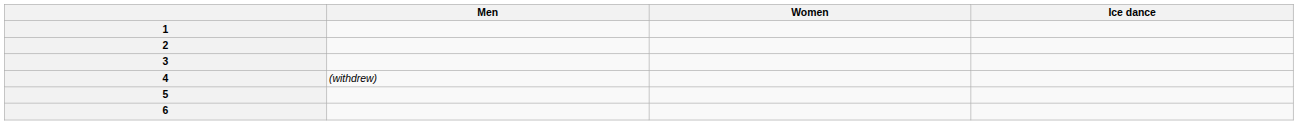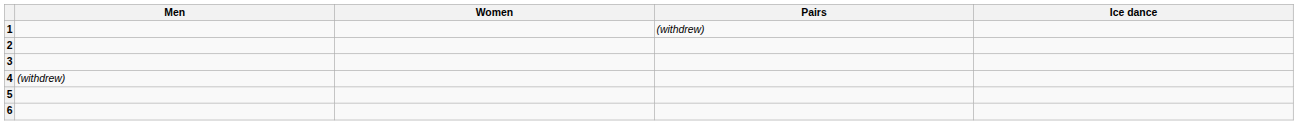+ column: (814, 12)
